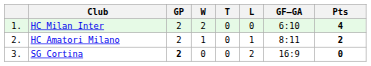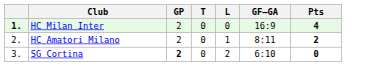- column: (203, 11)
(16, 26) normal -> (16, 26) bold
(289, 26) 6:10 -> (265, 26) 16:9
(289, 54) 16:9 -> (265, 54) 6:10
